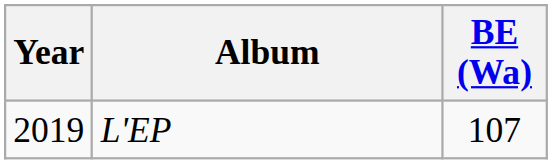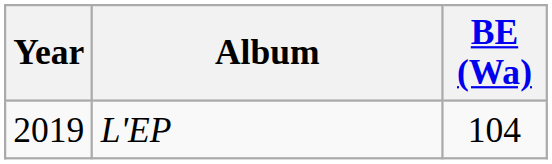(494, 128) 107 -> (494, 128) 104
